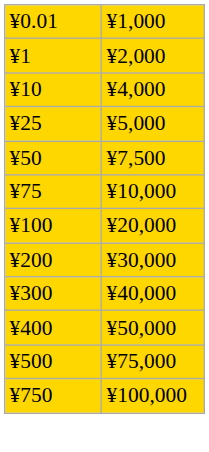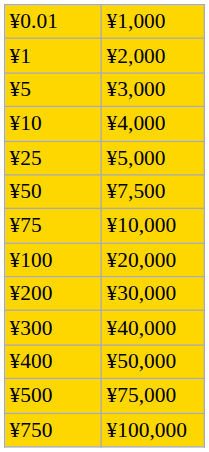+ row: (20, 89)
